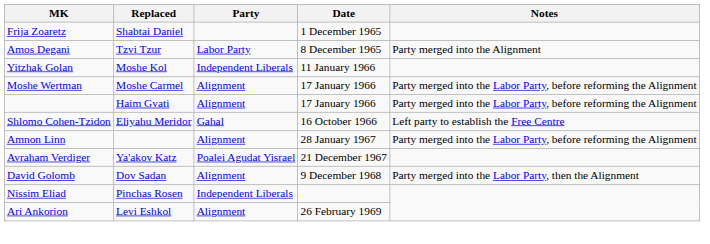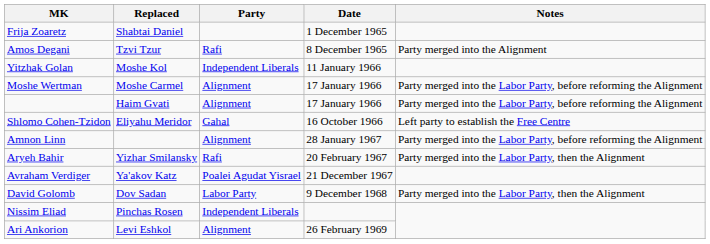(224, 49) Labor Party -> (212, 49) Rafi
+ row: (35, 157)
(221, 175) Alignment -> (229, 193) Labor Party
